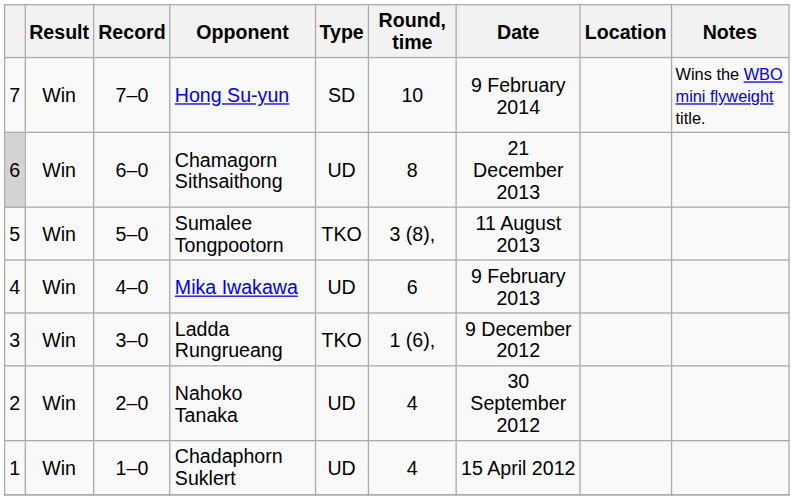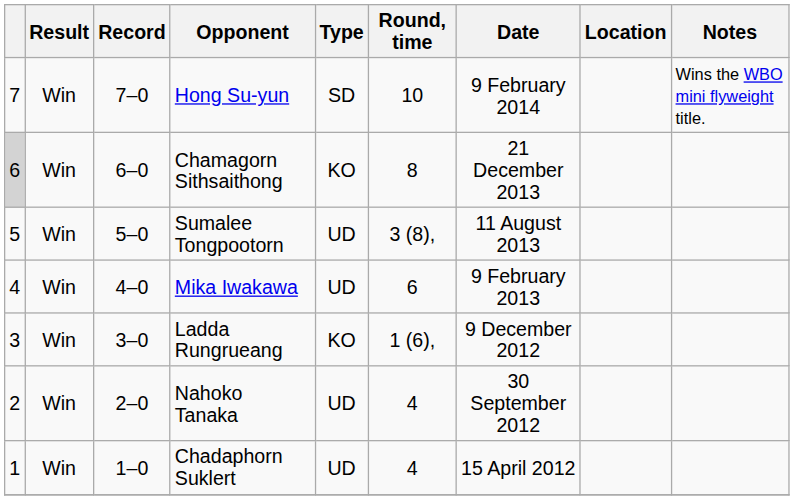(342, 170) UD -> (342, 170) KO
(342, 234) TKO -> (342, 234) UD
(342, 340) TKO -> (342, 340) KO
